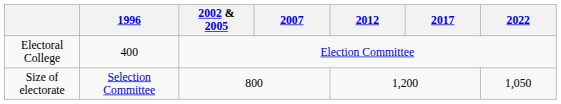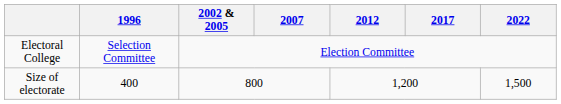(129, 51) 400 -> (129, 51) Selection Committee
(129, 83) Selection Committee -> (129, 83) 400
(518, 83) 1,050 -> (518, 83) 1,500
